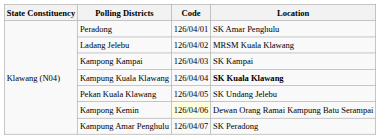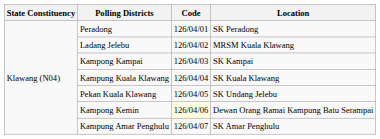(246, 29) SK Amar Penghulu -> (236, 29) SK Peradong
(248, 77) bold -> (246, 78) normal
(236, 126) SK Peradong -> (246, 126) SK Amar Penghulu
